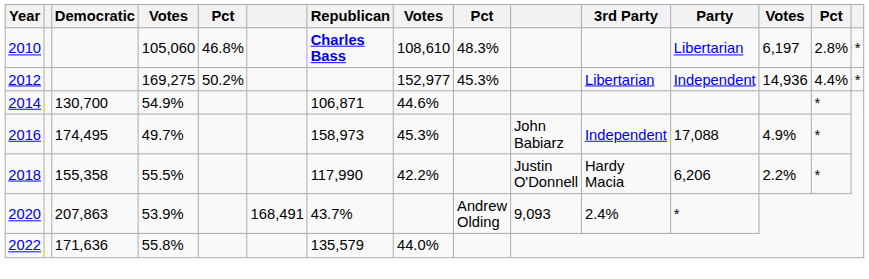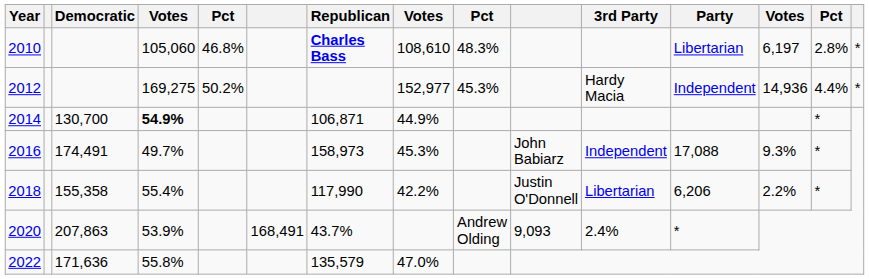(620, 79) Libertarian -> (605, 88) Hardy Macia
(163, 103) normal -> (163, 119) bold
(418, 103) 44.6% -> (418, 119) 44.9%
(81, 134) 174,495 -> (81, 151) 174,491
(779, 134) 4.9% -> (779, 151) 9.3%
(163, 174) 55.5% -> (163, 191) 55.4%
(605, 174) Hardy Macia -> (620, 191) Libertarian
(418, 245) 44.0% -> (418, 262) 47.0%
